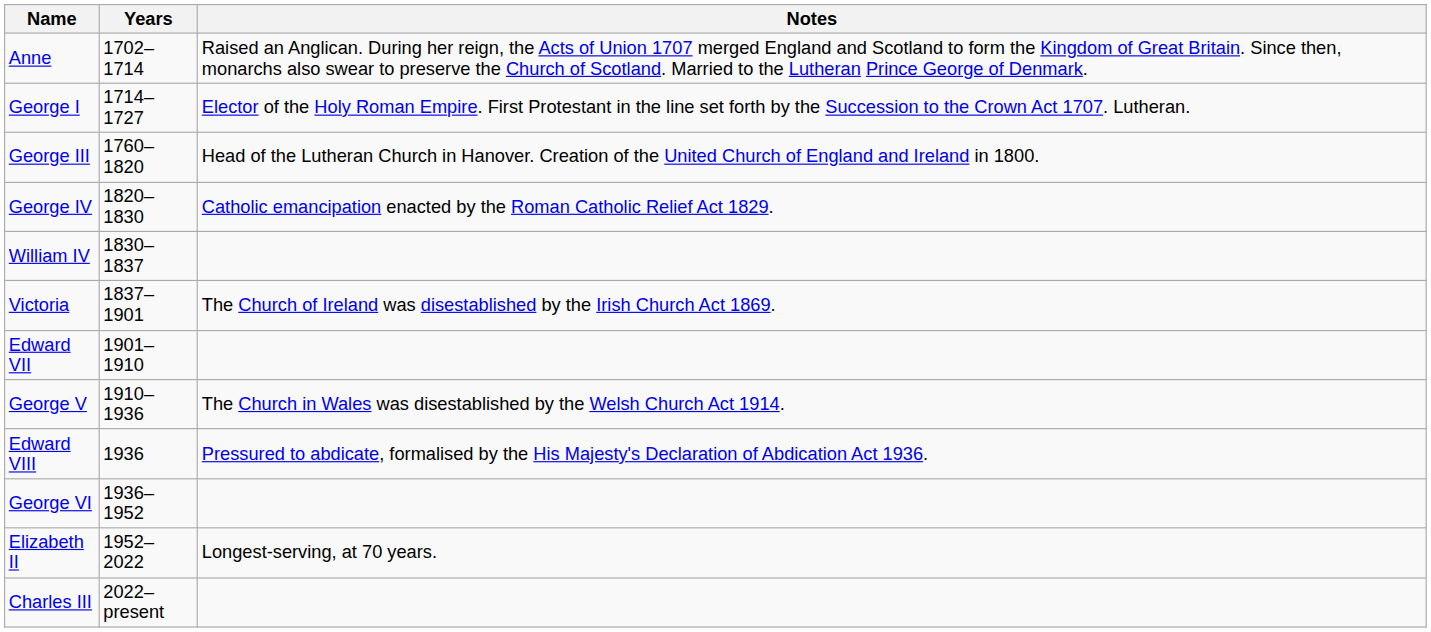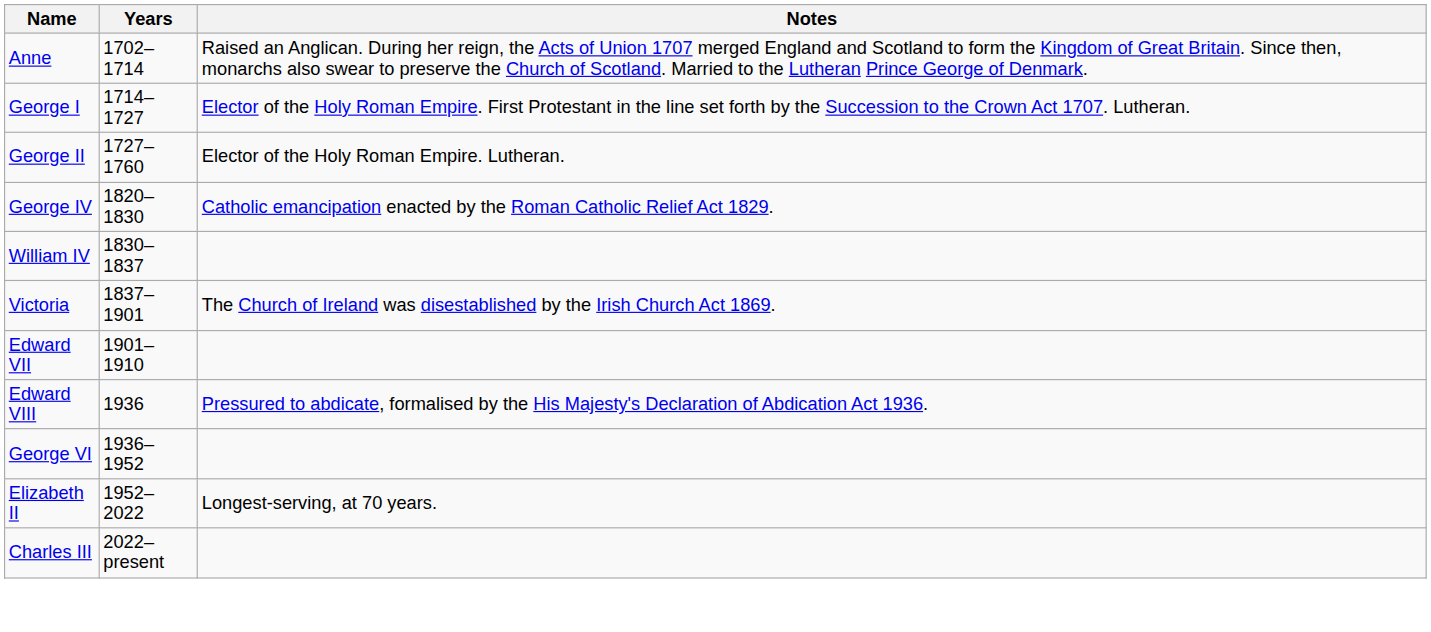+ row: (47, 157)
- row: (49, 157)
- row: (48, 404)
